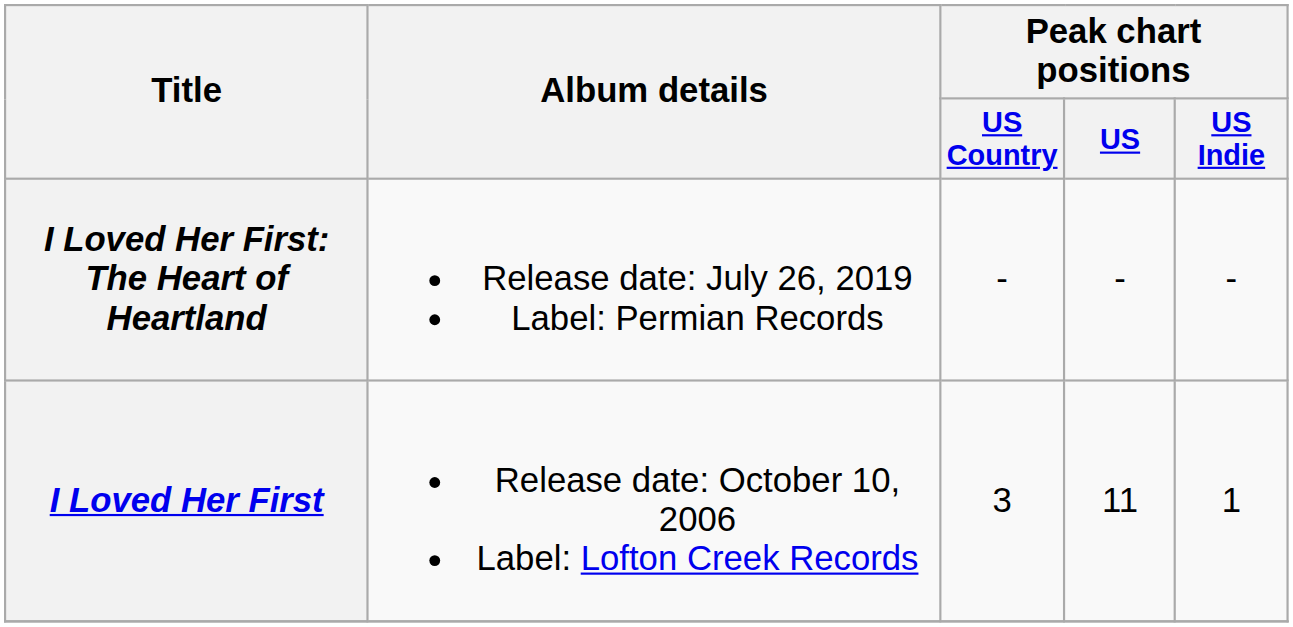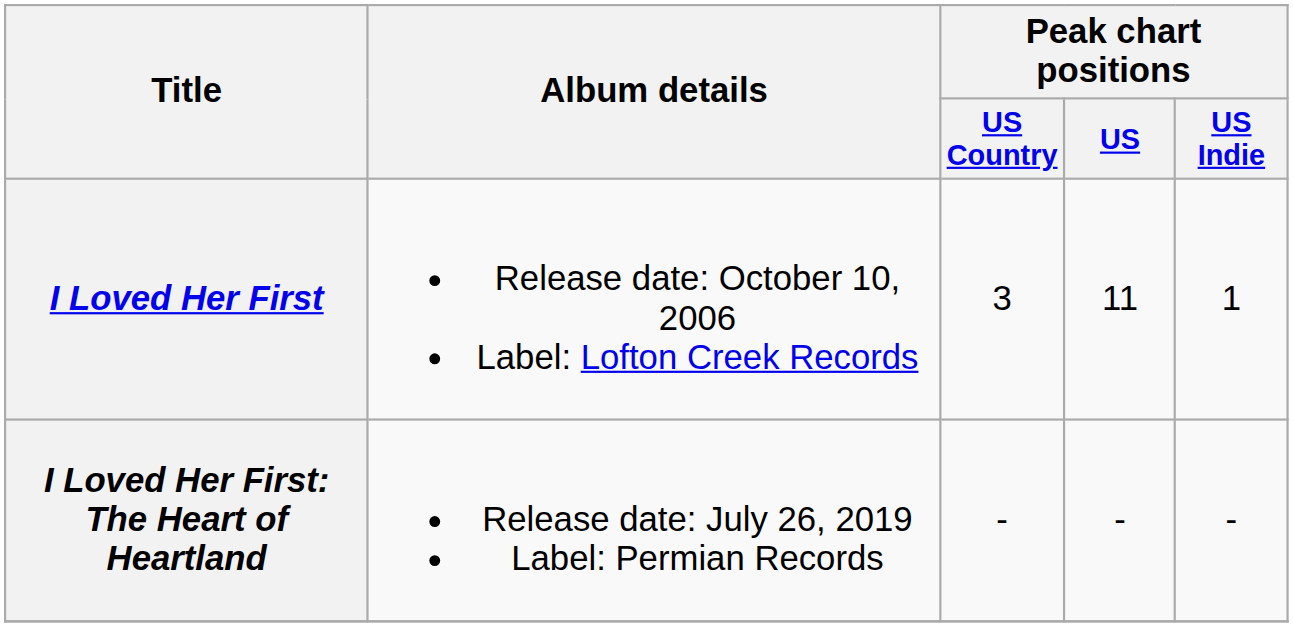rows swapped: (187, 500) <-> (187, 278)
